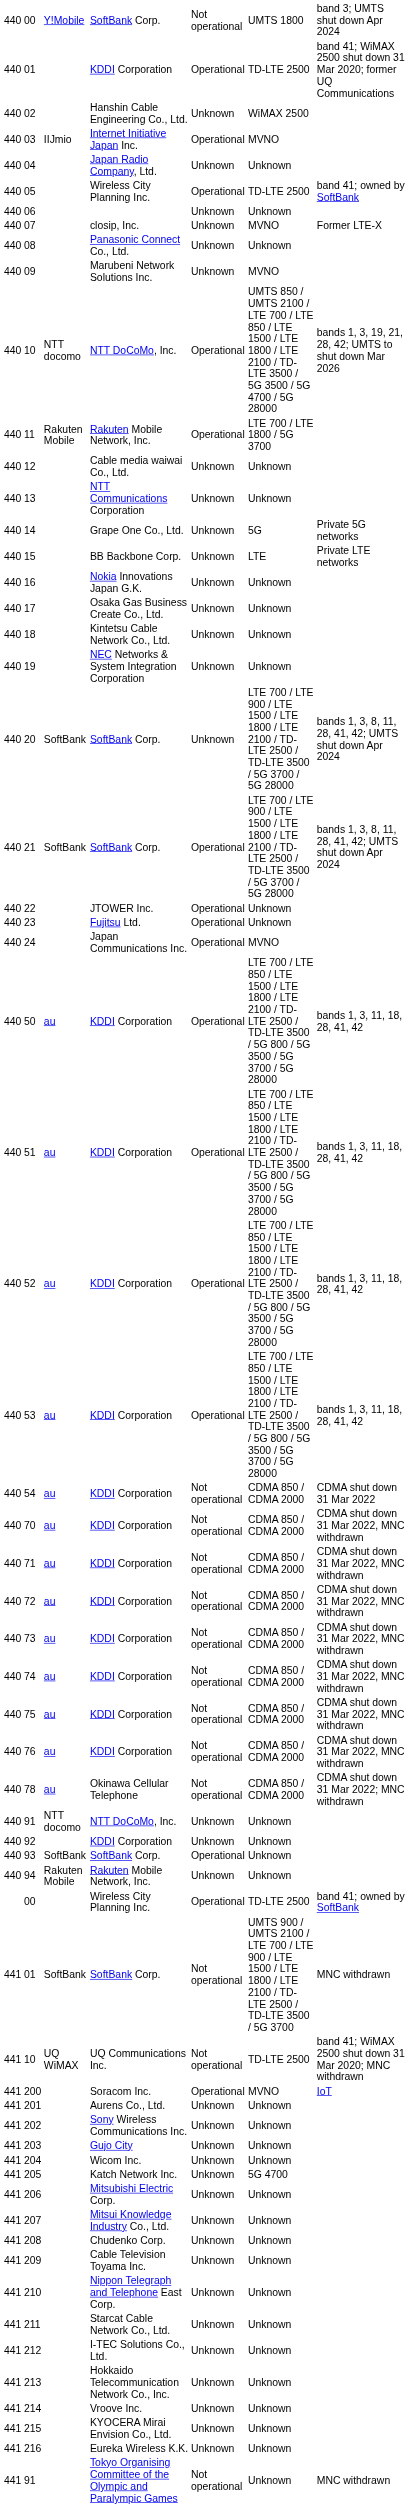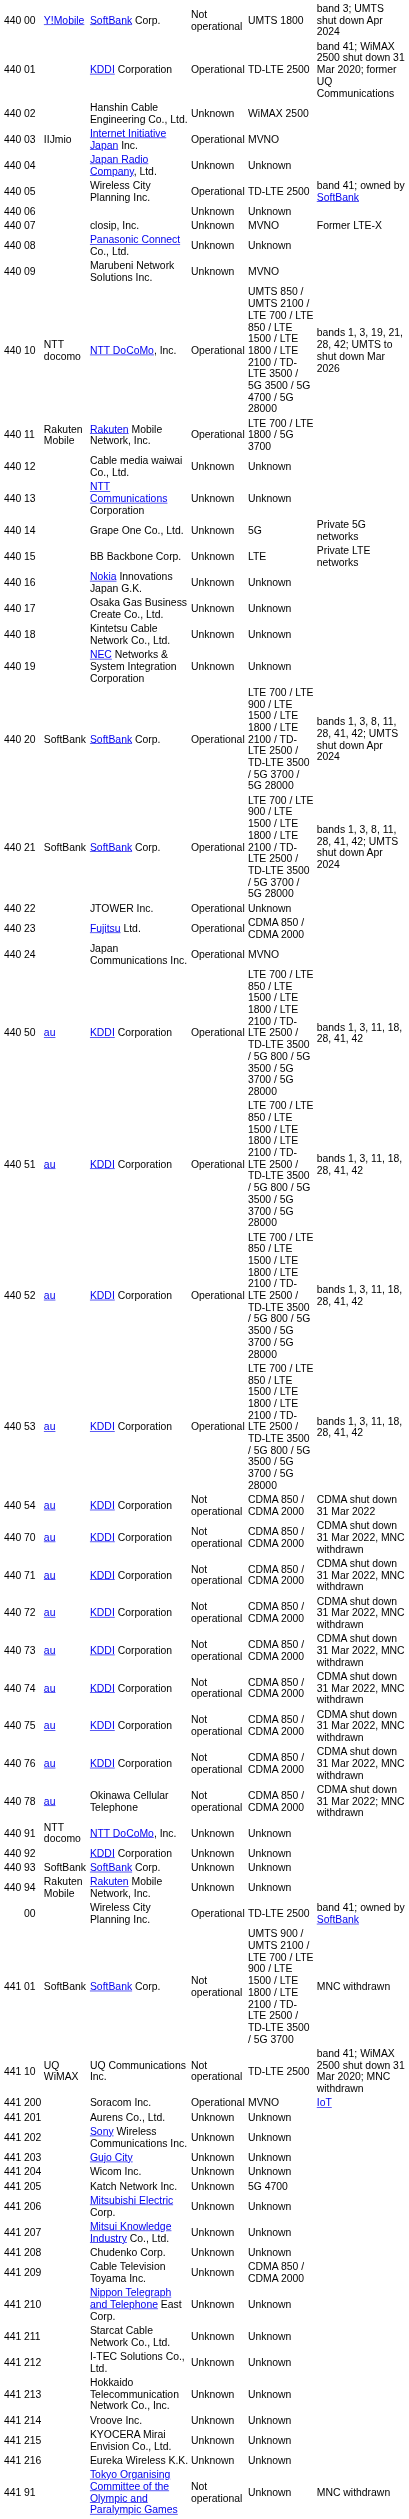(213, 739) Unknown -> (218, 739) Operational
(270, 922) Unknown -> (276, 928) CDMA 850 / CDMA 2000
(218, 1856) Operational -> (213, 1867) Unknown
(270, 2261) Unknown -> (276, 2272) CDMA 850 / CDMA 2000
